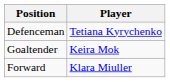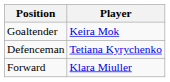rows swapped: (32, 49) <-> (36, 31)
